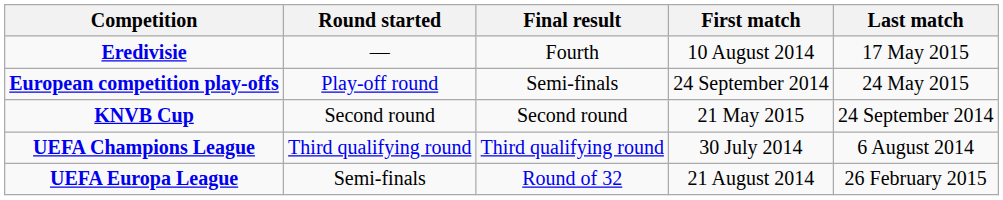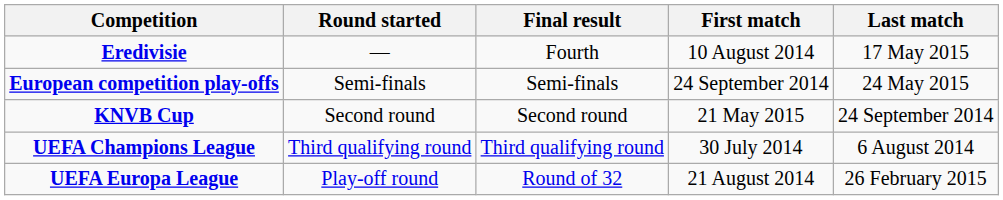(380, 83) Play-off round -> (380, 83) Semi-finals
(380, 178) Semi-finals -> (380, 178) Play-off round
